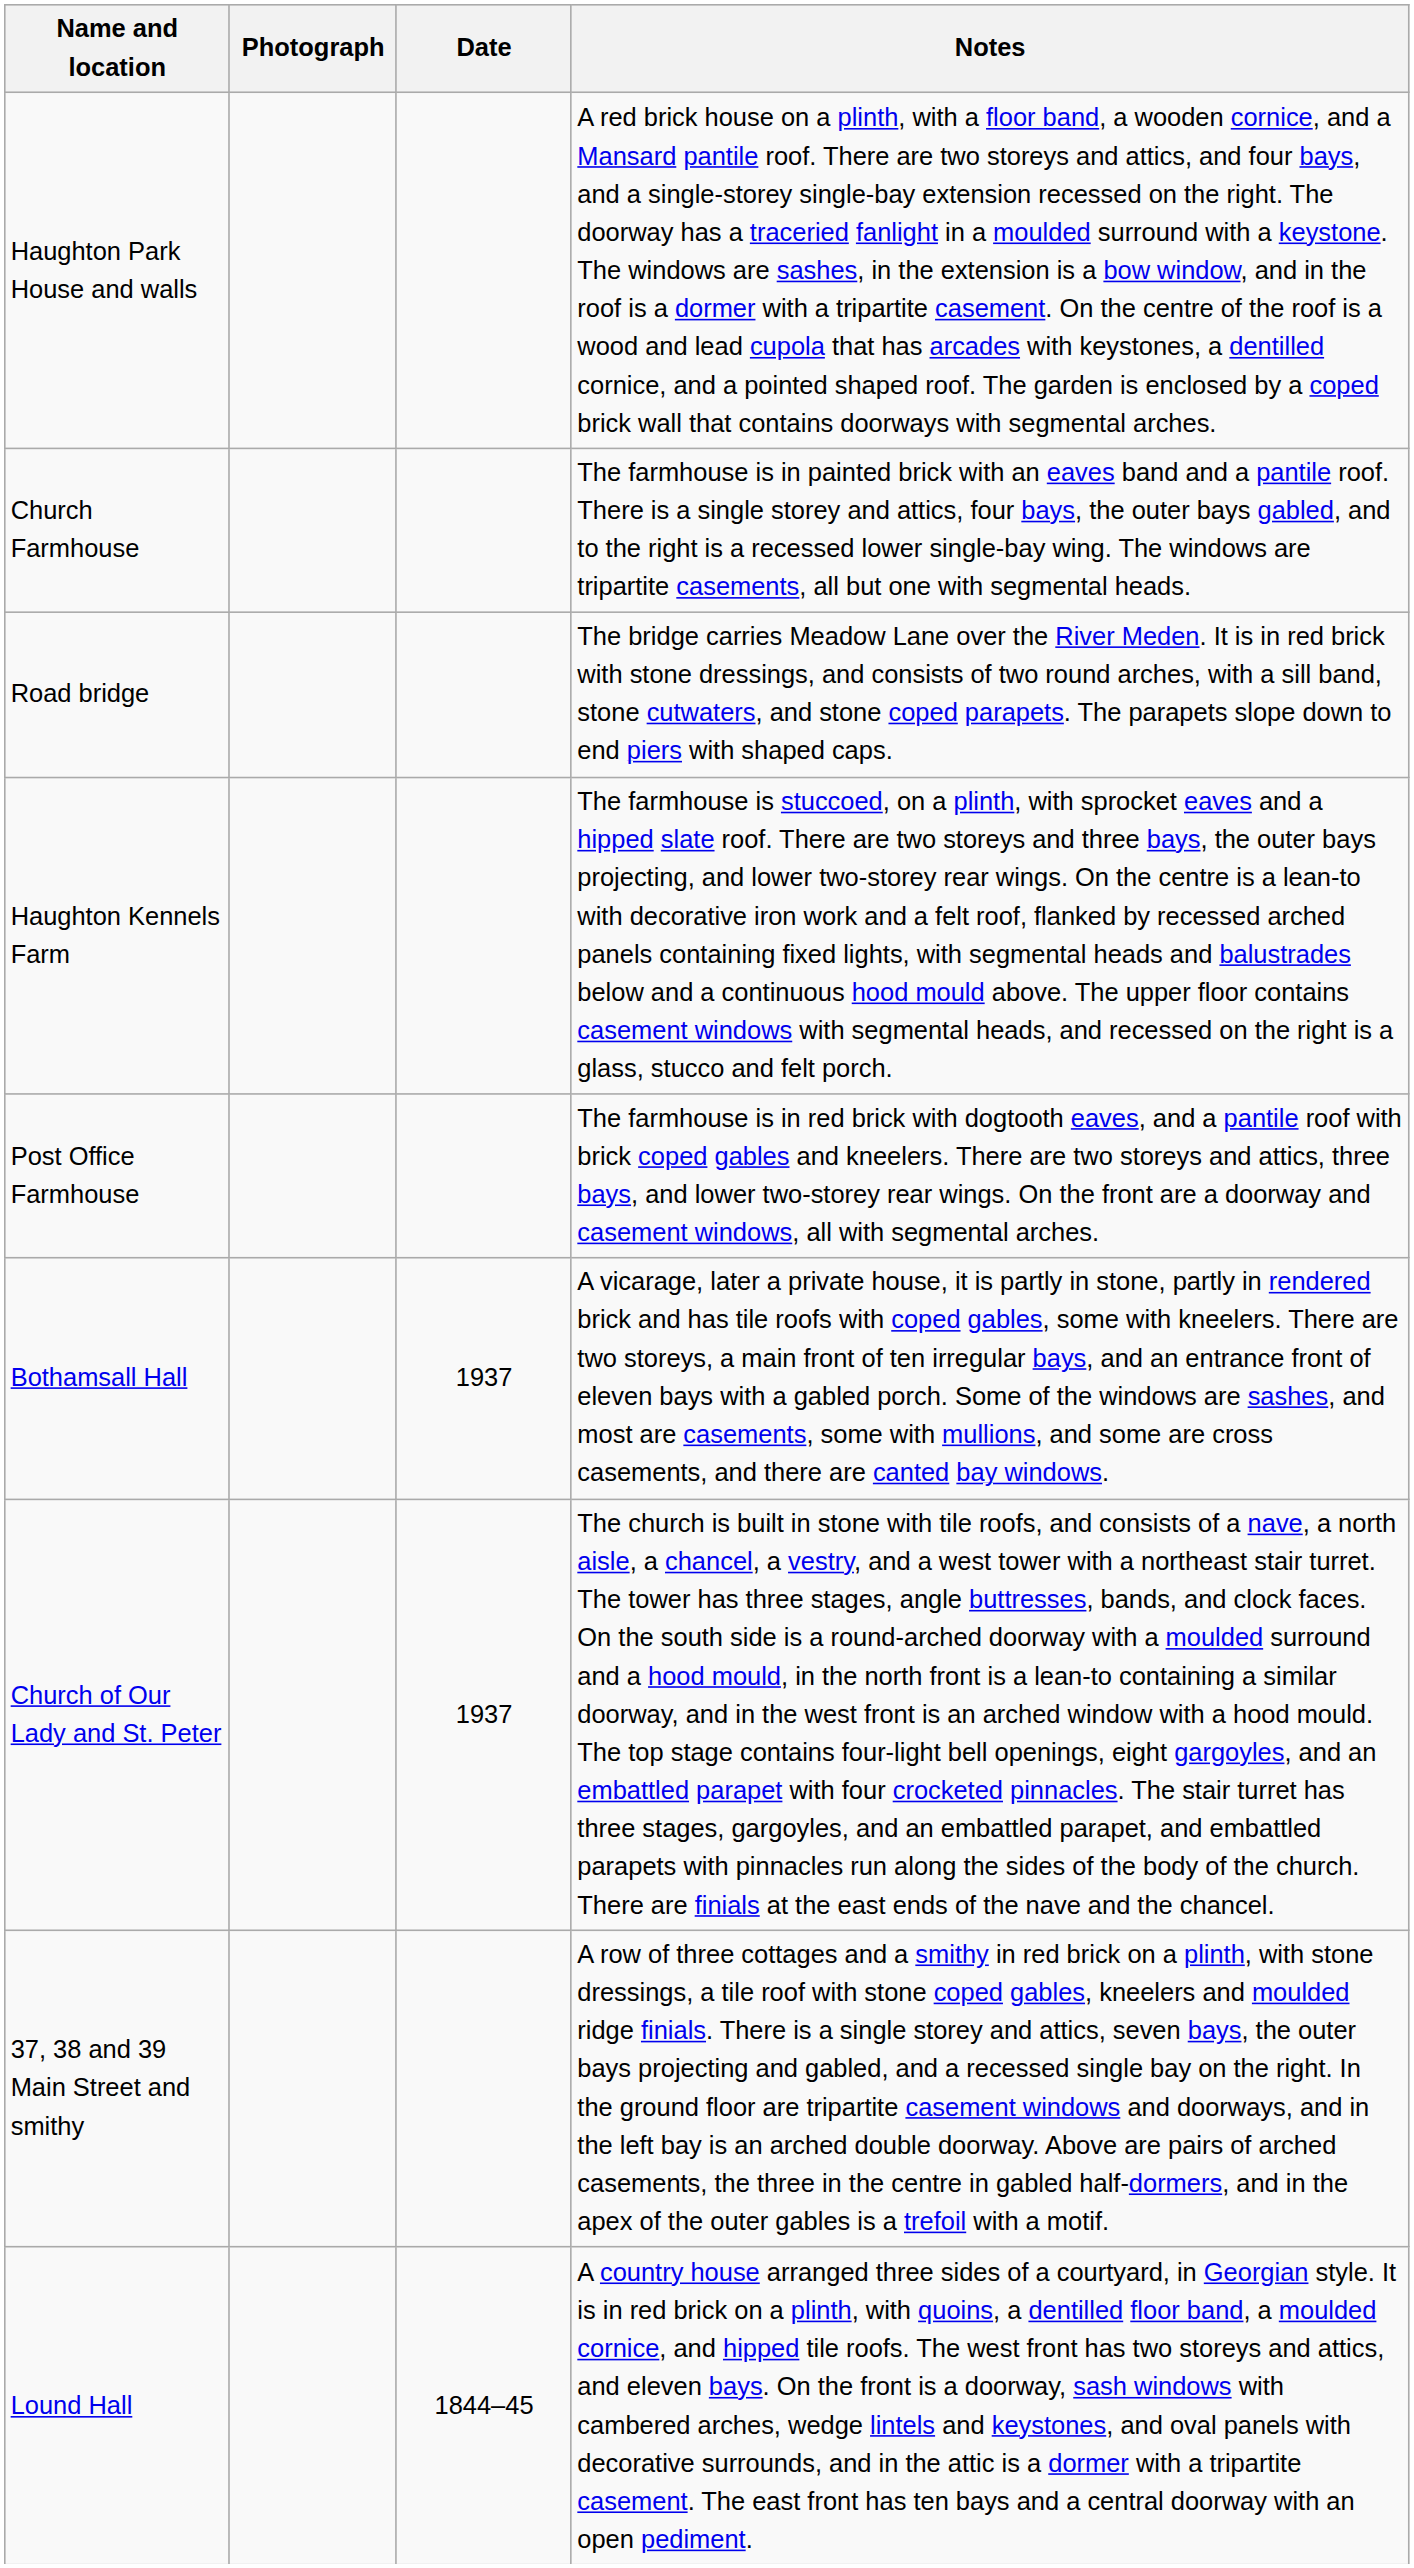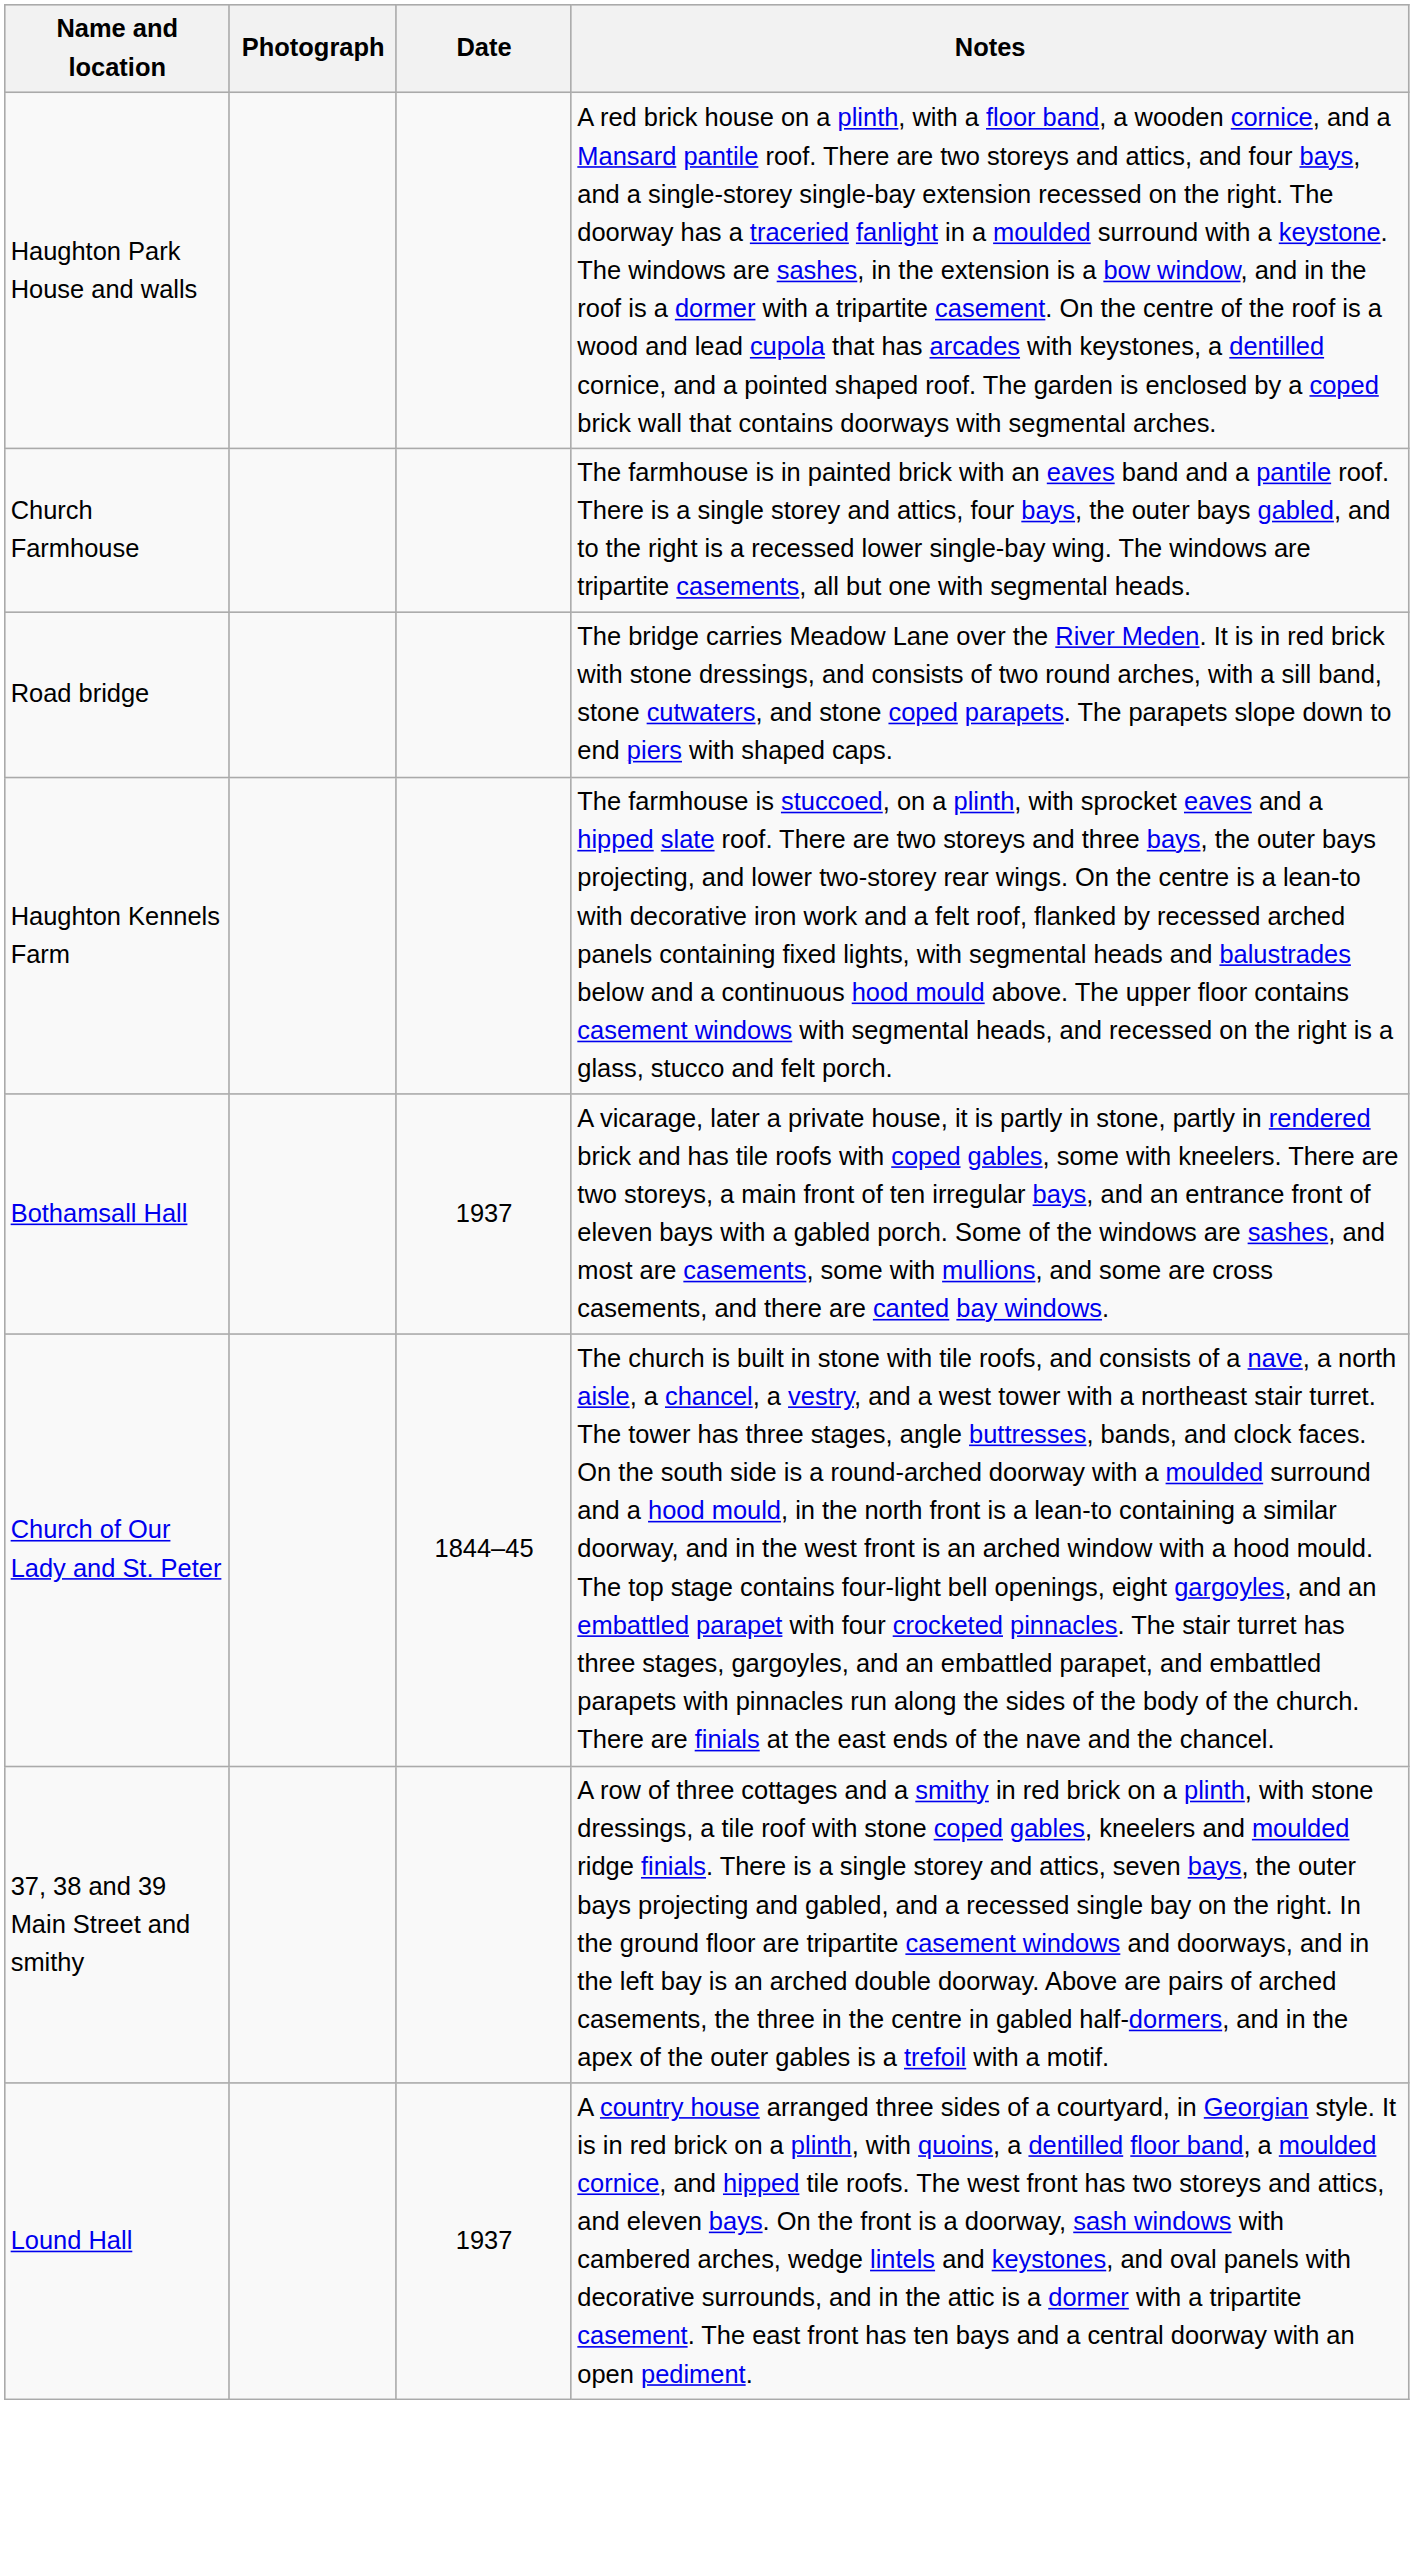- row: (75, 1175)
(484, 1714) 1937 -> (484, 1549) 1844–45
(484, 2405) 1844–45 -> (484, 2241) 1937
